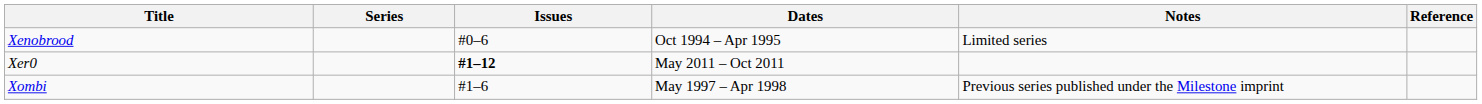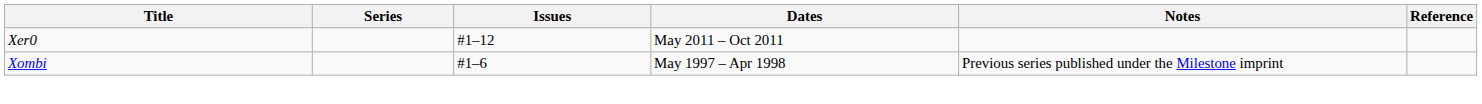- row: (41, 39)
(477, 63) bold -> (476, 39) normal
